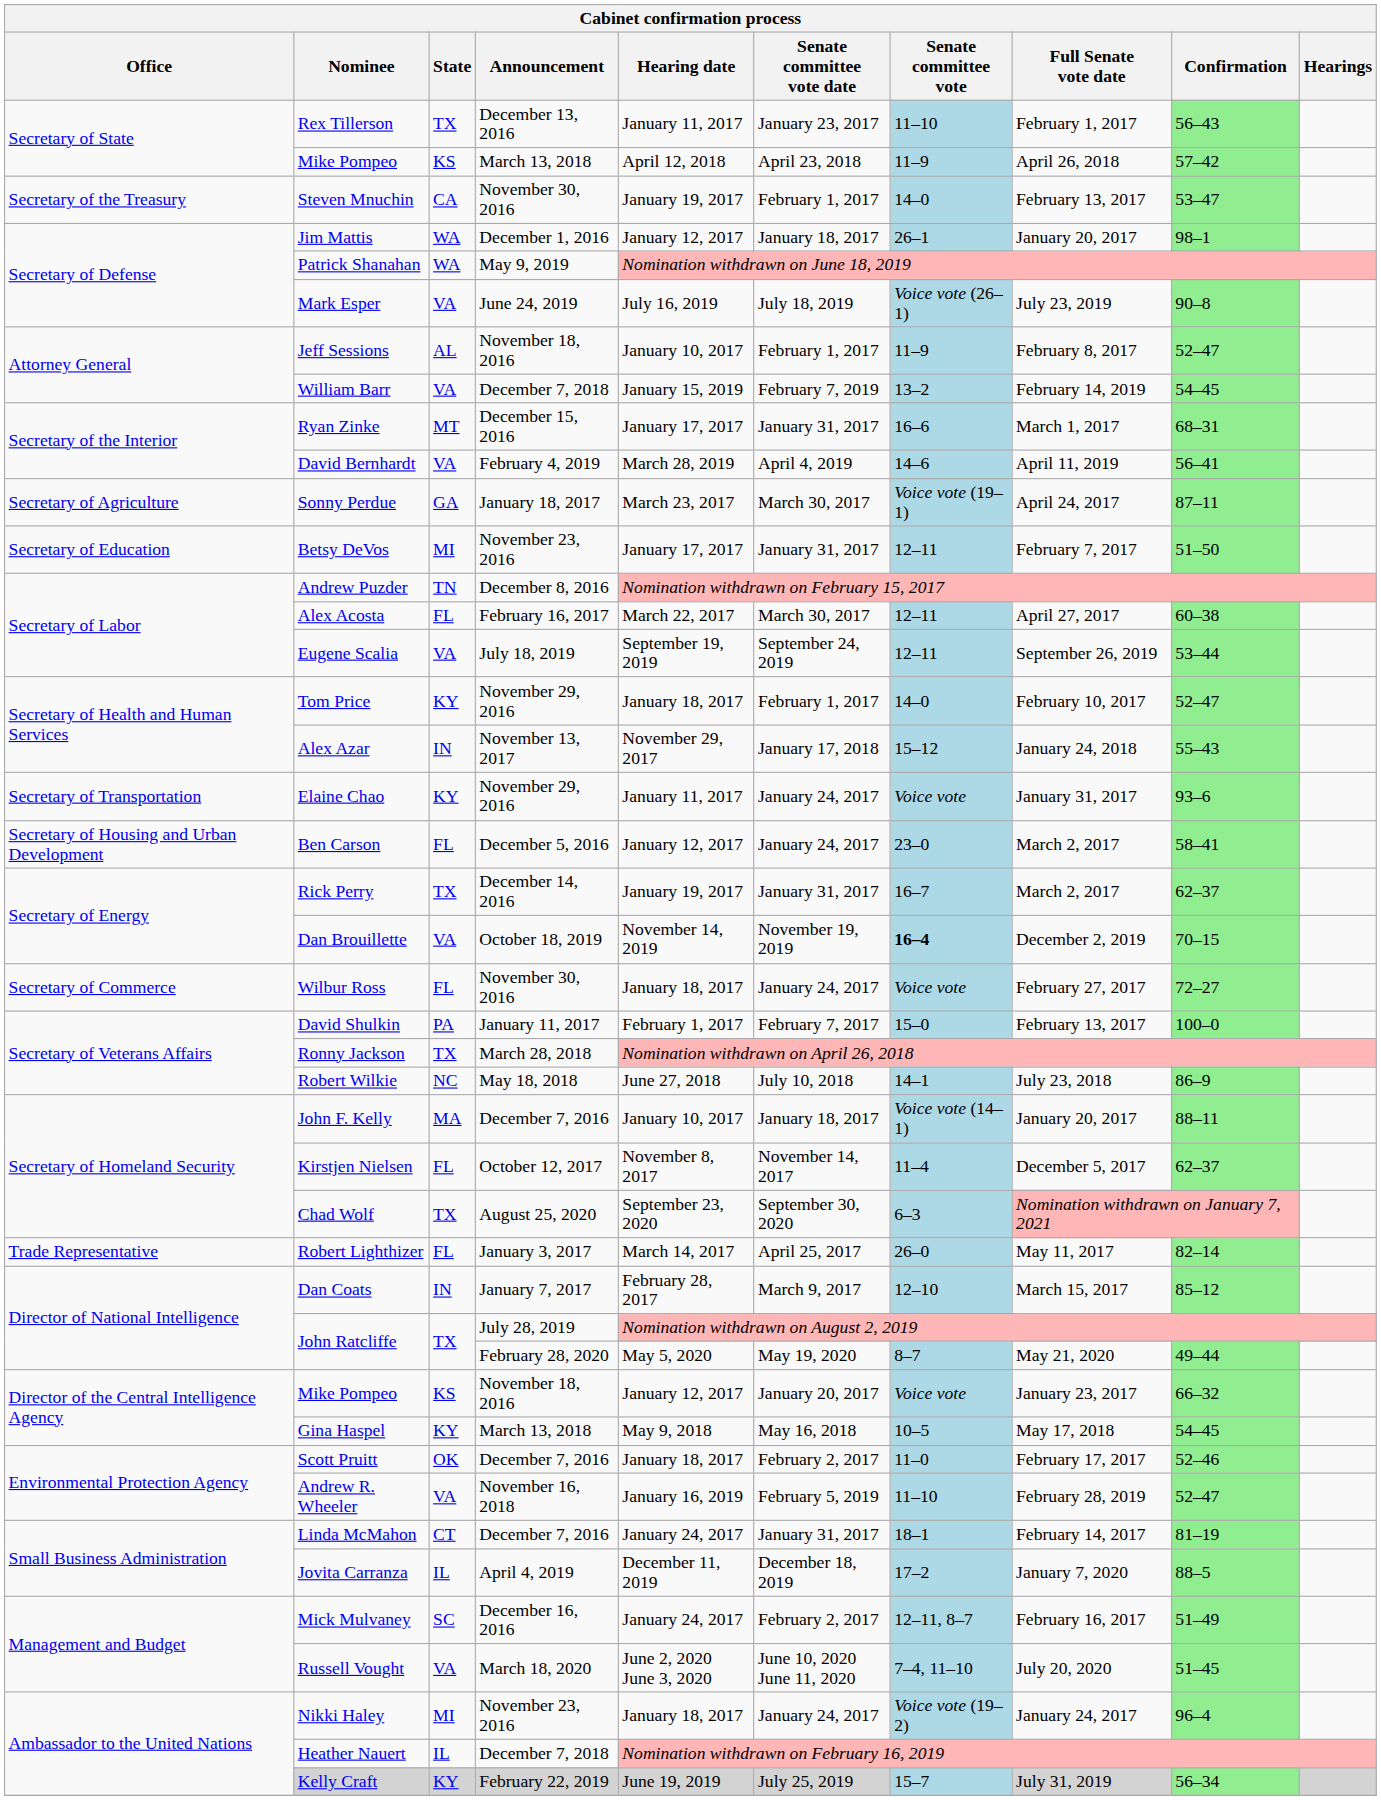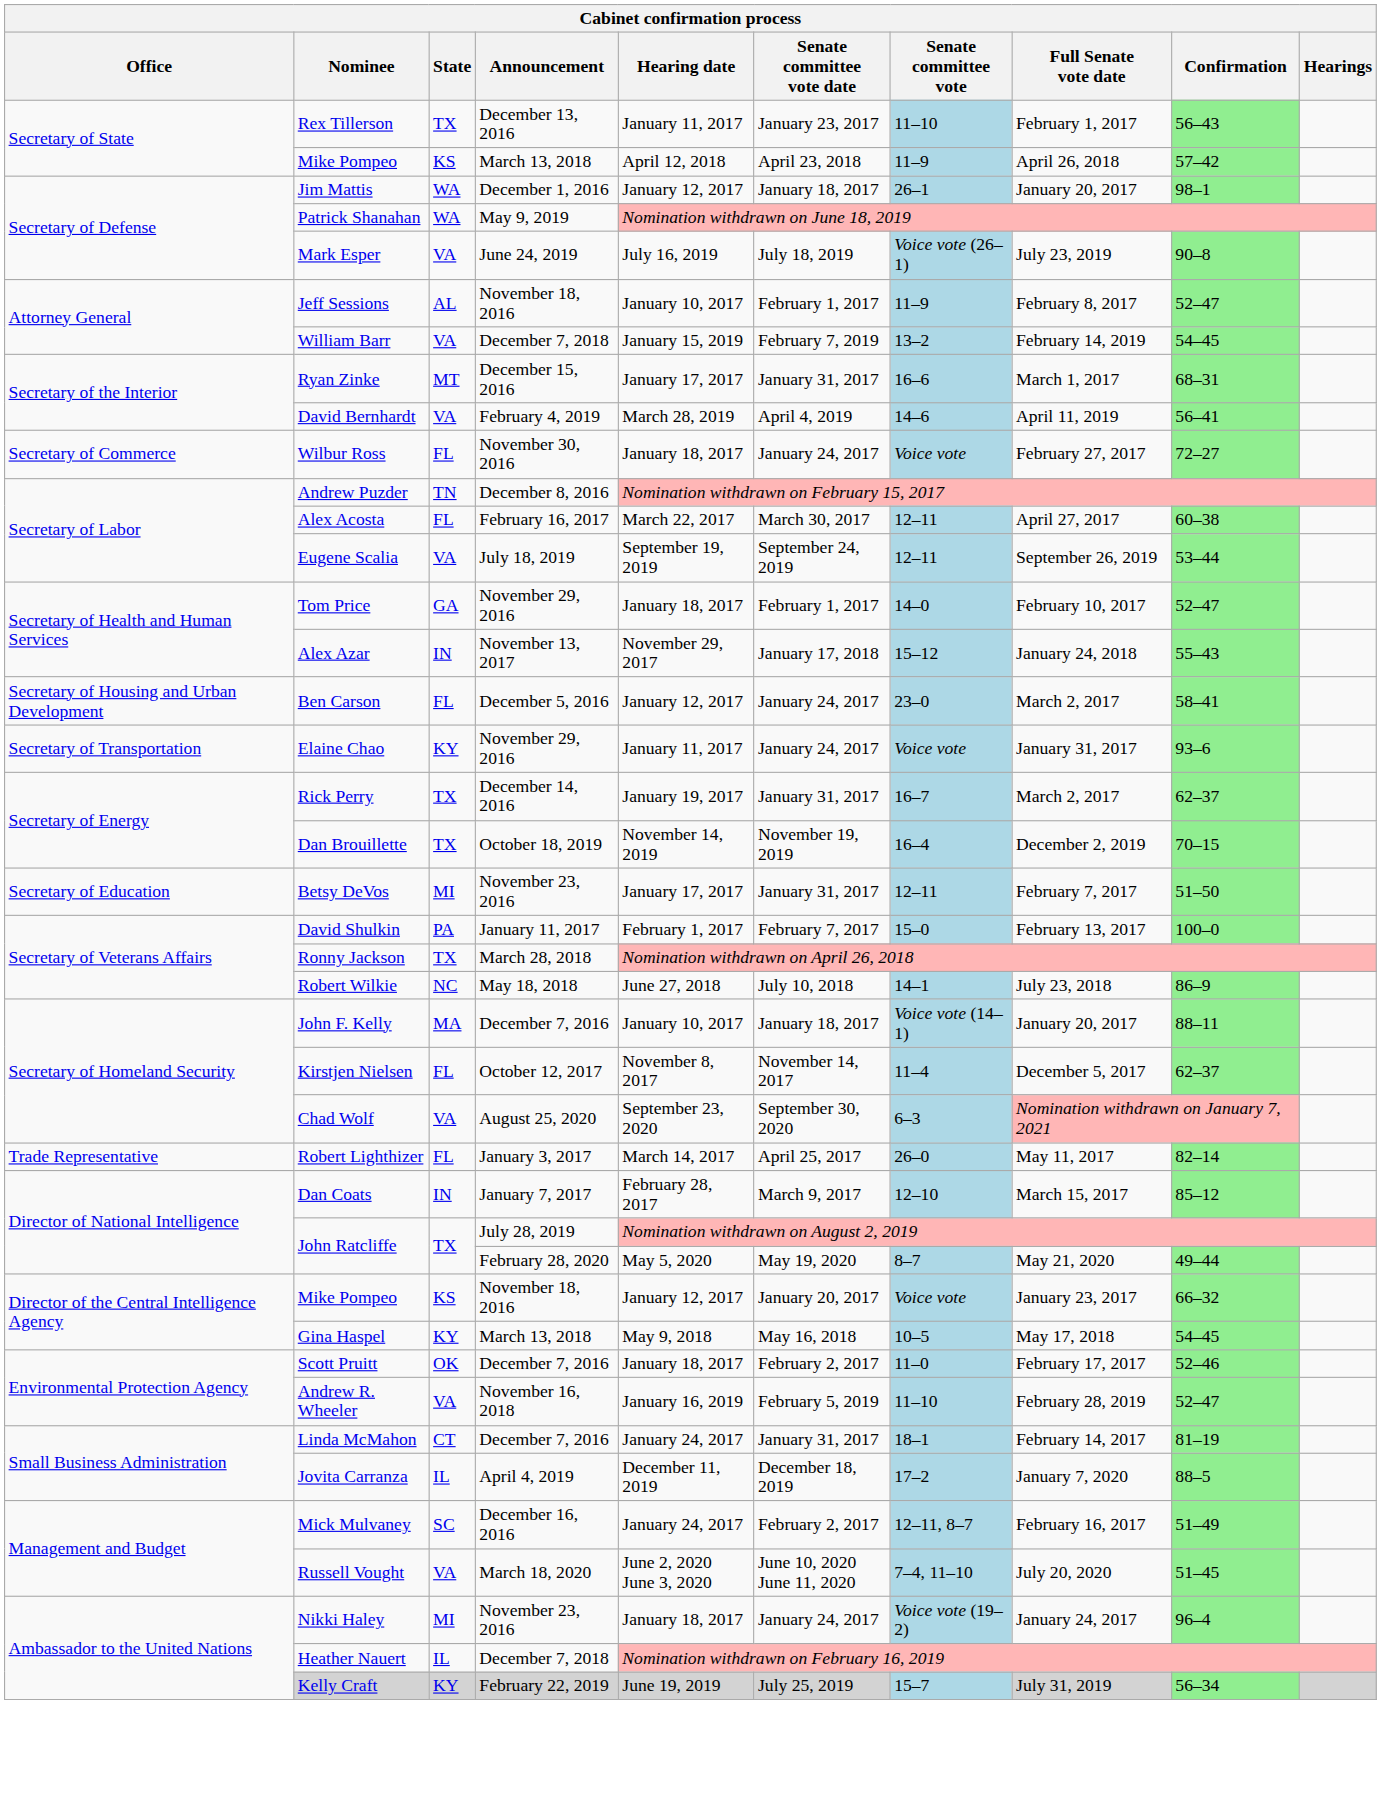- row: (356, 199)
- row: (347, 501)
rows swapped: (342, 987) <-> (343, 549)
(446, 700) KY -> (446, 605) GA
rows swapped: (339, 844) <-> (341, 796)
(445, 939) VA -> (445, 844) TX
(912, 939) bold -> (912, 844) normal
(445, 1214) TX -> (445, 1118) VA
